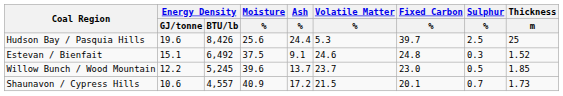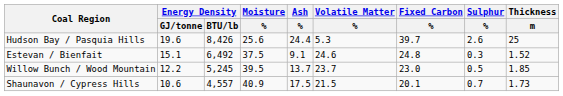(475, 40) 2.5 -> (475, 40) 2.6
(253, 69) 39.6 -> (253, 69) 39.5
(300, 84) 17.2 -> (300, 84) 17.5
